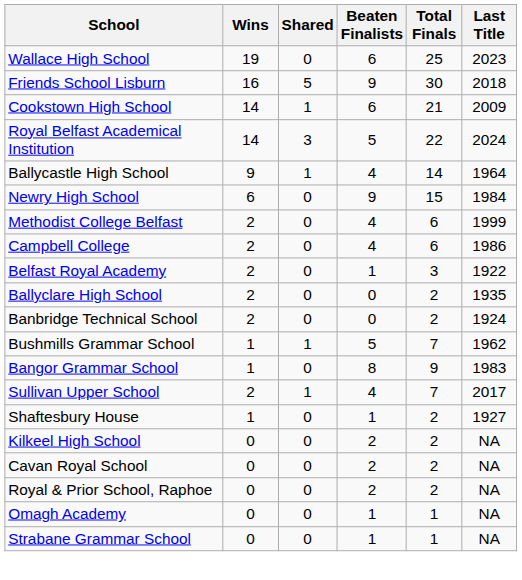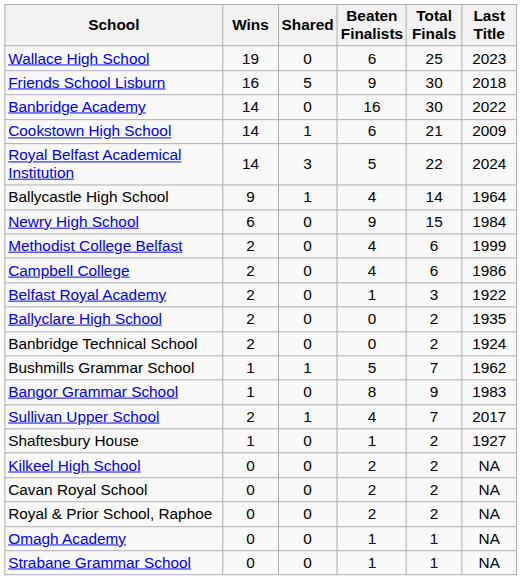+ row: (77, 107)
